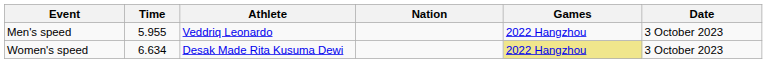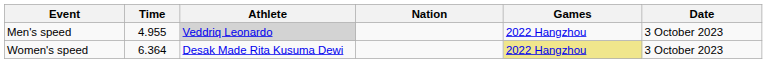(152, 32) 5.955 -> (152, 32) 4.955
(228, 32) no background -> (228, 32) lightgrey background
(152, 50) 6.634 -> (152, 50) 6.364
